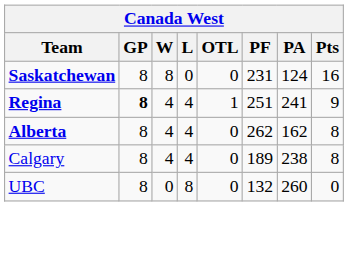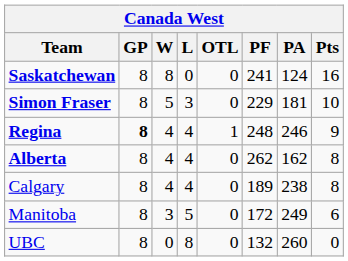(260, 74) 231 -> (260, 74) 241
+ row: (60, 102)
(260, 102) 251 -> (260, 130) 248
(294, 102) 241 -> (294, 130) 246
+ row: (42, 214)
